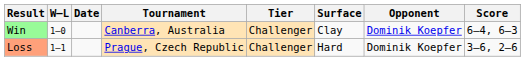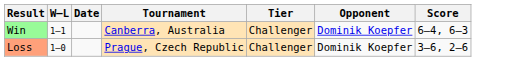- column: (339, 13)
(58, 31) 1–0 -> (58, 31) 1–1
(58, 48) 1–1 -> (58, 48) 1–0
